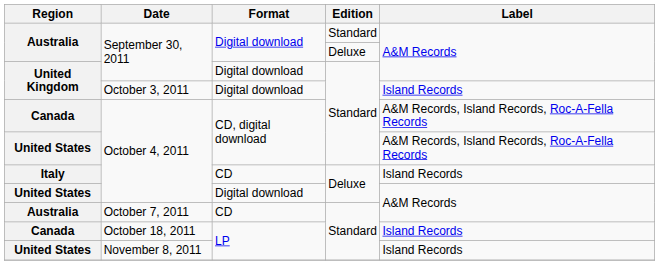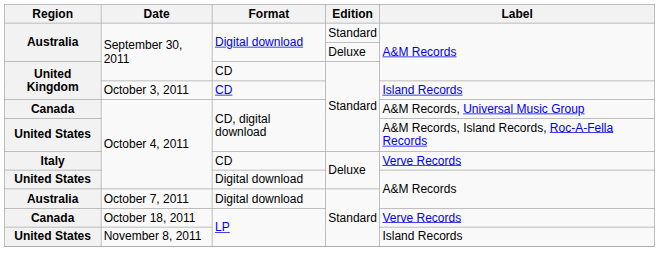(259, 71) Digital download -> (224, 71) CD
(259, 90) Digital download -> (224, 90) CD
(498, 115) A&M Records, Island Records, Roc-A-Fella Records -> (483, 109) A&M Records, Universal Music Group
(422, 174) Island Records -> (422, 160) Verve Records
(224, 212) CD -> (259, 198) Digital download
(422, 231) Island Records -> (422, 217) Verve Records
